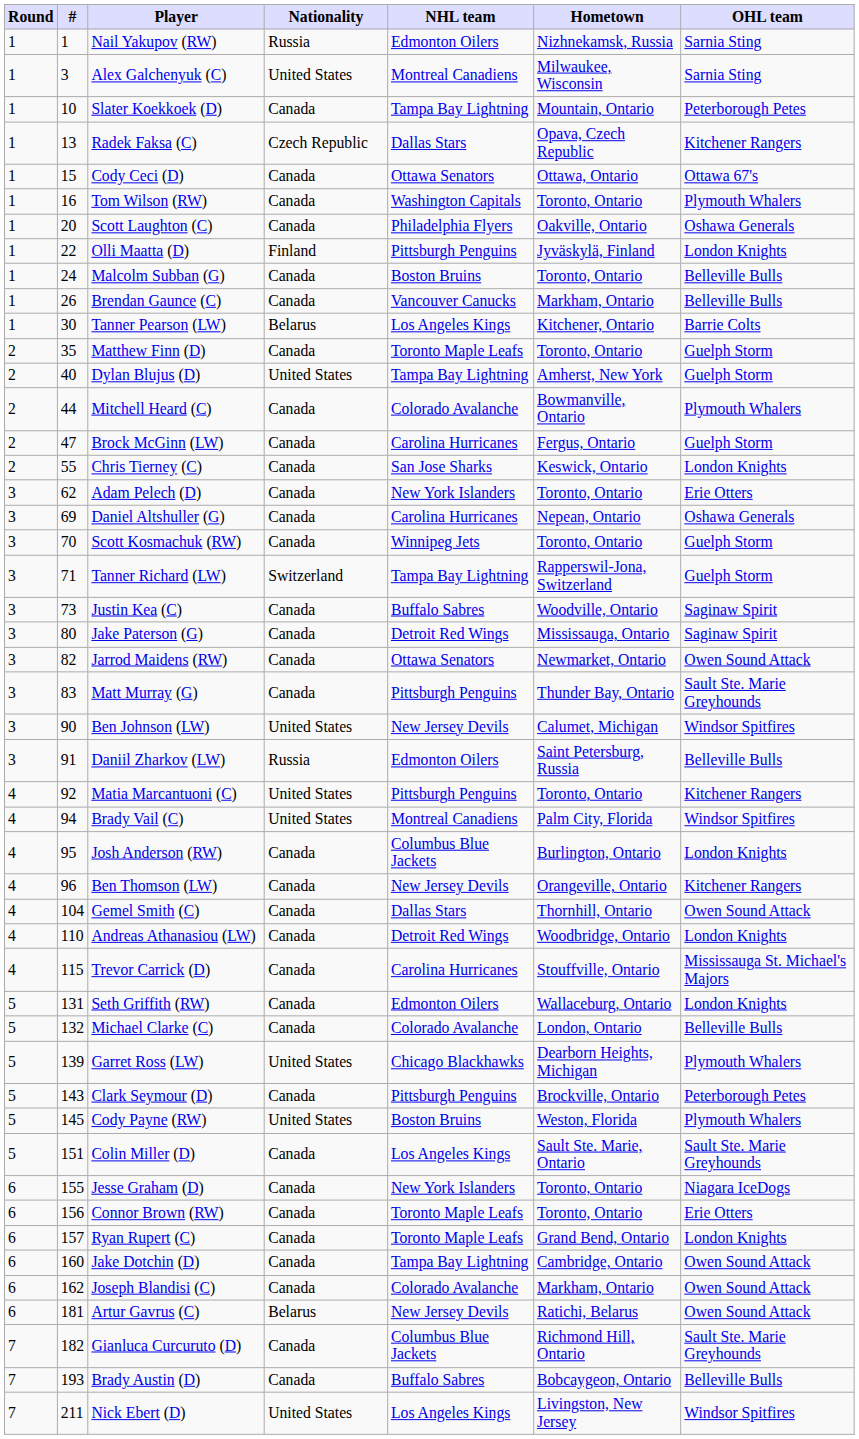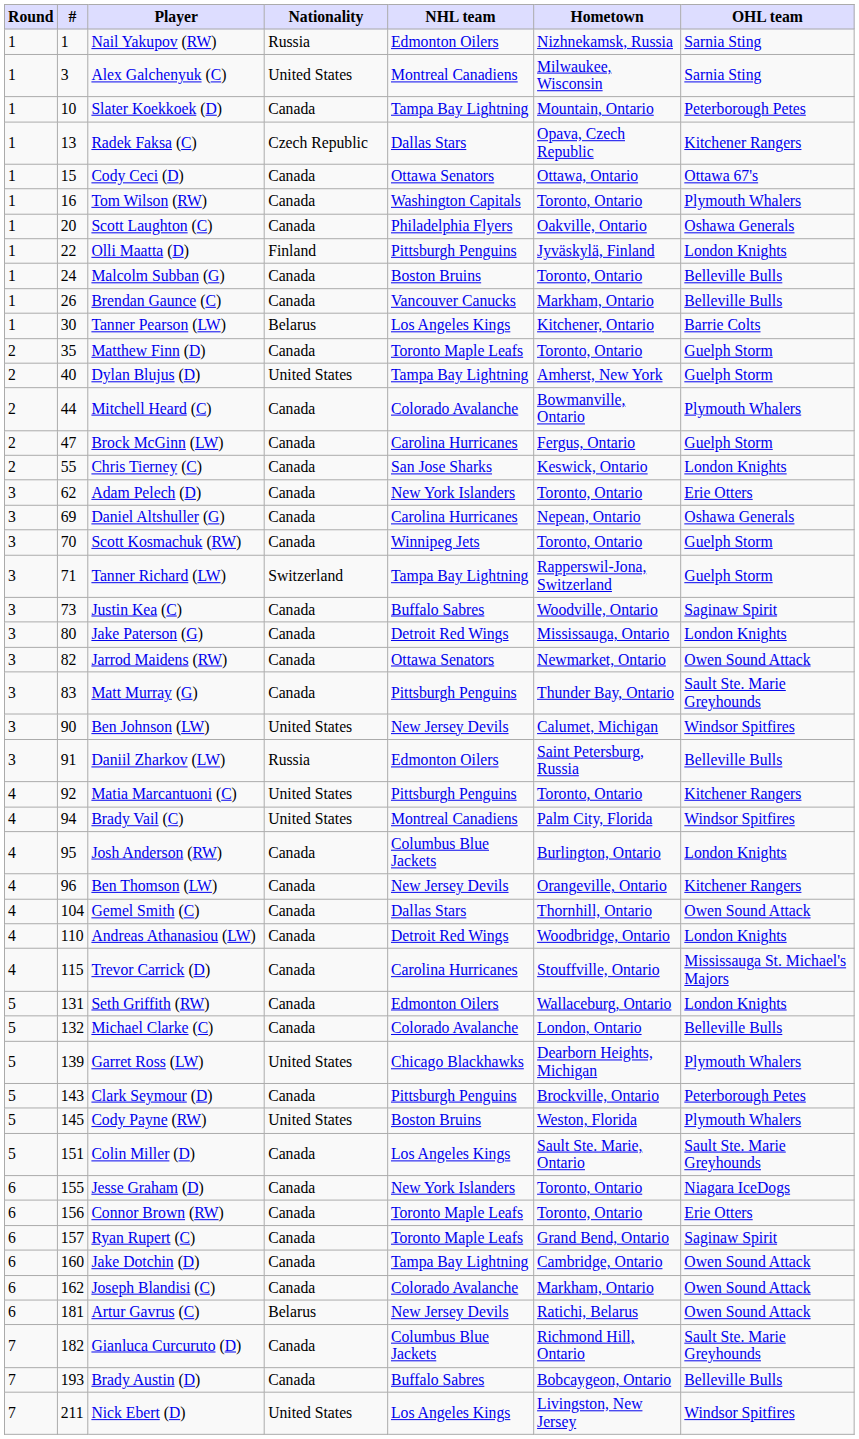(731, 634) Saginaw Spirit -> (736, 634) London Knights
(736, 1237) London Knights -> (731, 1237) Saginaw Spirit
